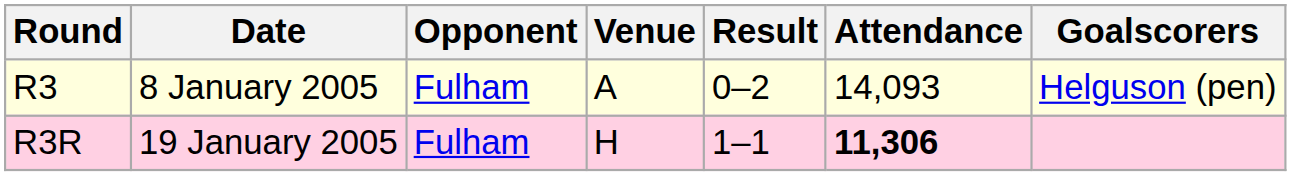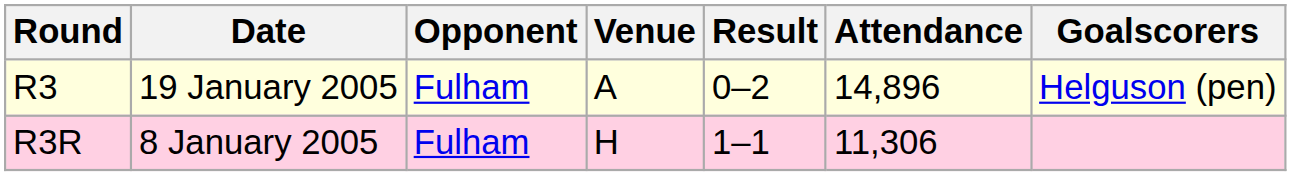(259, 87) 8 January 2005 -> (268, 87) 19 January 2005
(887, 87) 14,093 -> (887, 87) 14,896
(268, 142) 19 January 2005 -> (259, 142) 8 January 2005
(886, 142) bold -> (886, 142) normal
